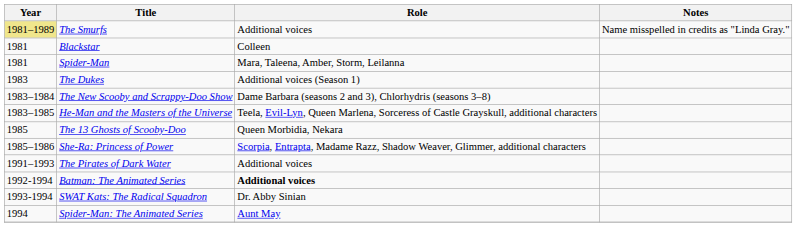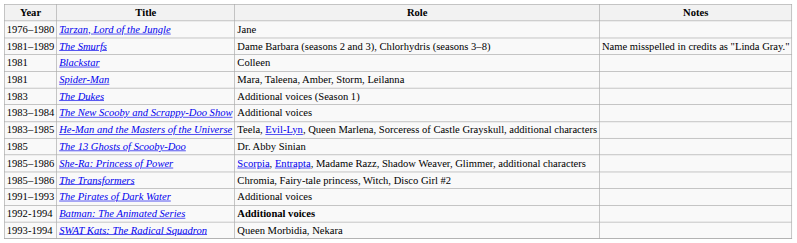+ row: (115, 29)
(31, 29) khaki background -> (31, 46) no background
(275, 29) Additional voices -> (364, 46) Dame Barbara (seasons 2 and 3), Chlorhydris (seasons 3–8)
(364, 96) Dame Barbara (seasons 2 and 3), Chlorhydris (seasons 3–8) -> (275, 113) Additional voices
(290, 130) Queen Morbidia, Nekara -> (272, 146) Dr. Abby Sinian
+ row: (97, 180)
(272, 197) Dr. Abby Sinian -> (290, 230) Queen Morbidia, Nekara
- row: (131, 213)
